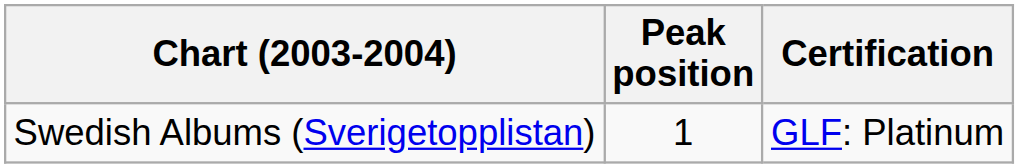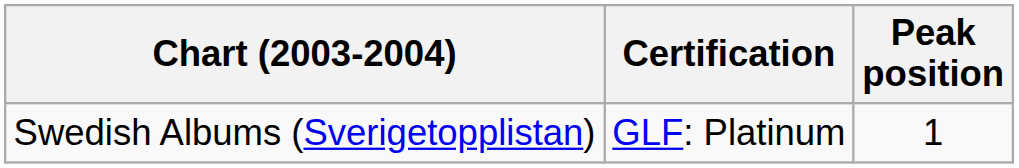columns swapped: (683, 53) <-> (888, 53)
